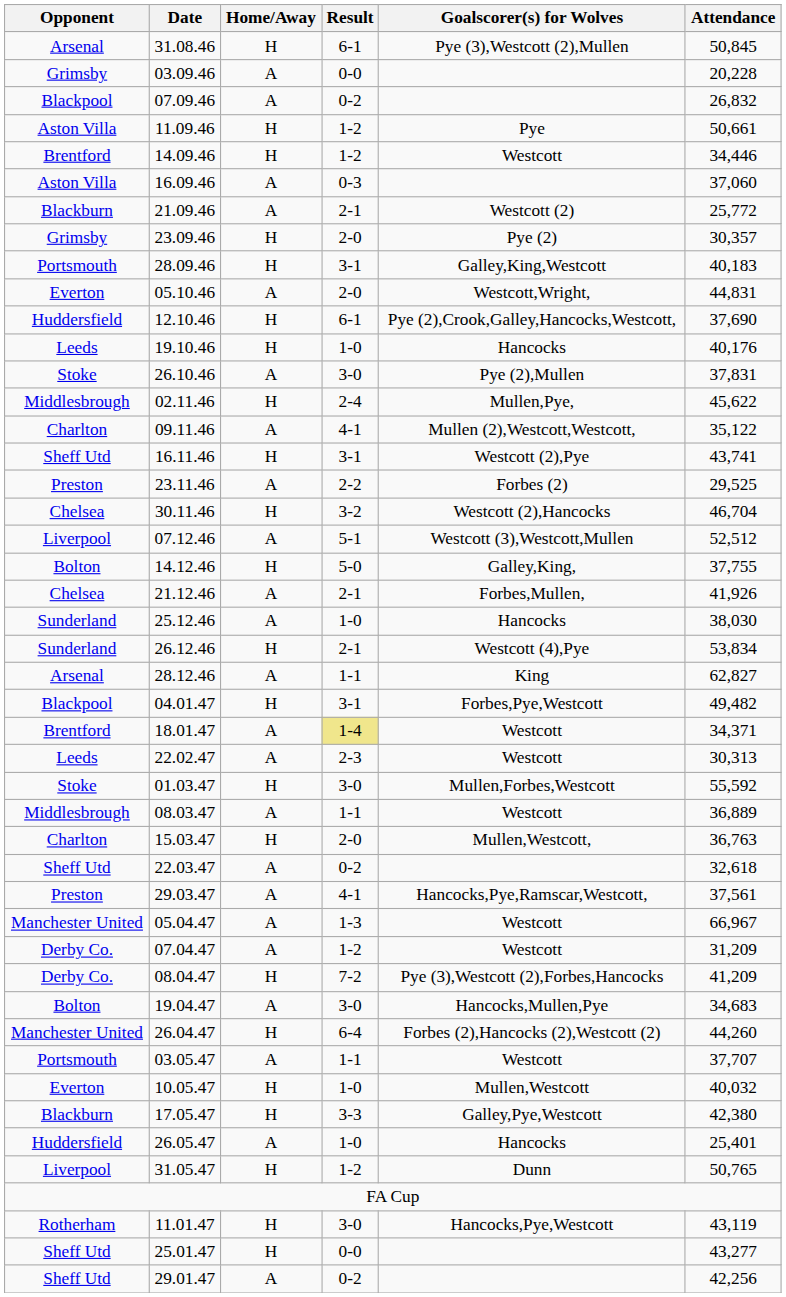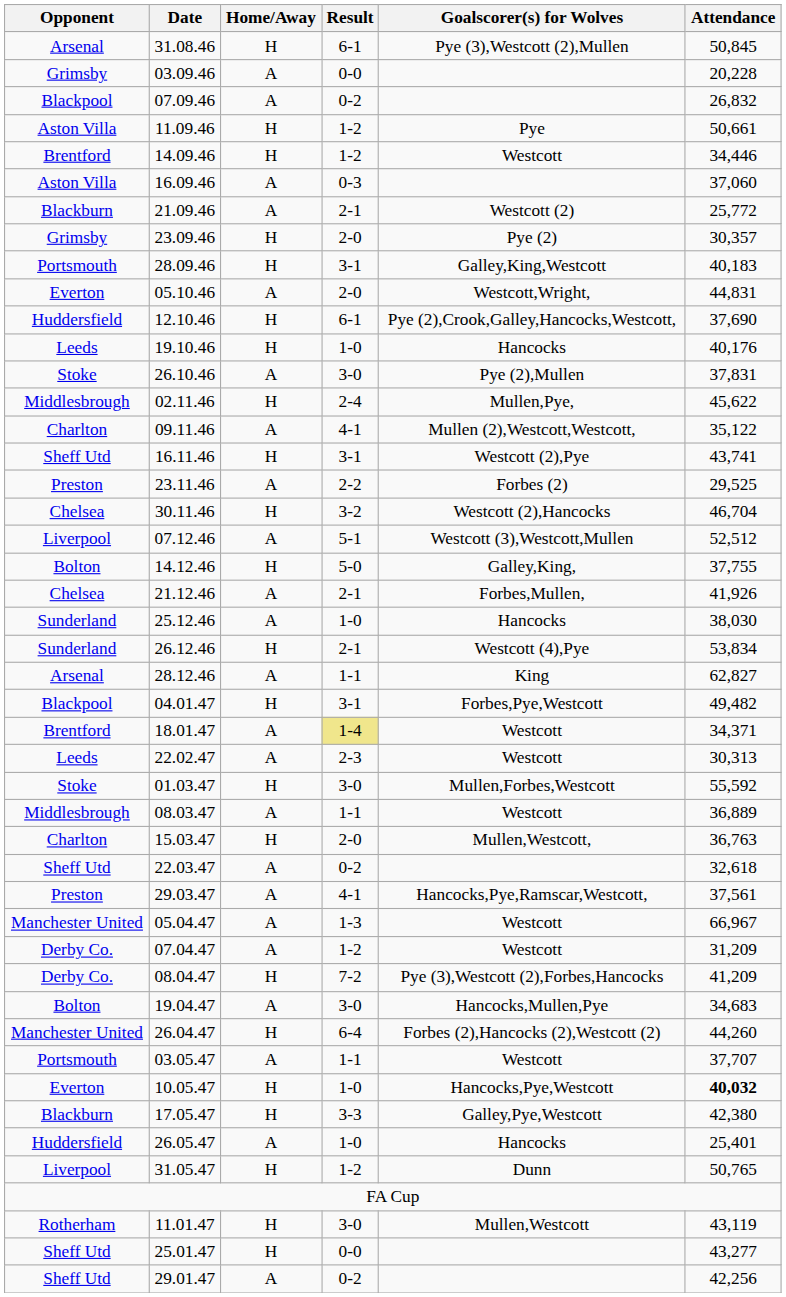(532, 1086) Mullen,Westcott -> (532, 1086) Hancocks,Pye,Westcott
(733, 1086) normal -> (733, 1086) bold
(532, 1224) Hancocks,Pye,Westcott -> (532, 1224) Mullen,Westcott
